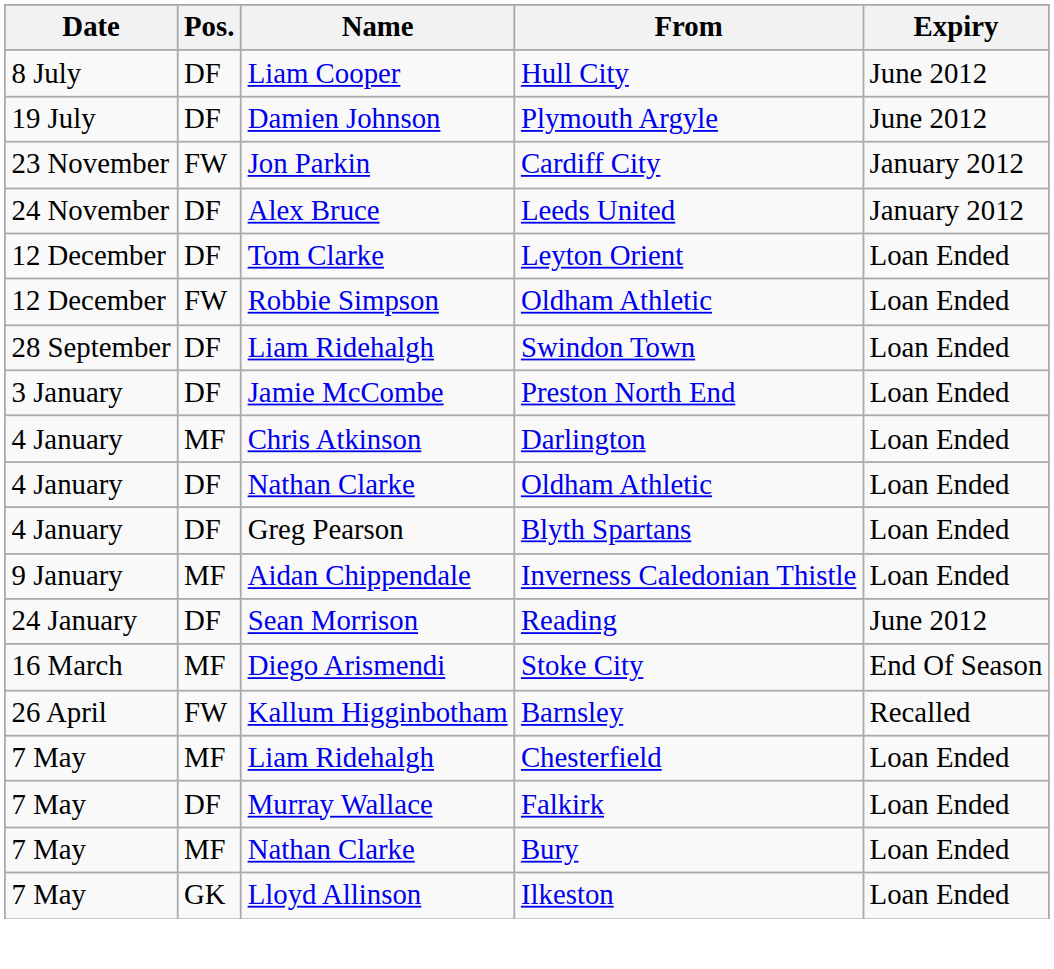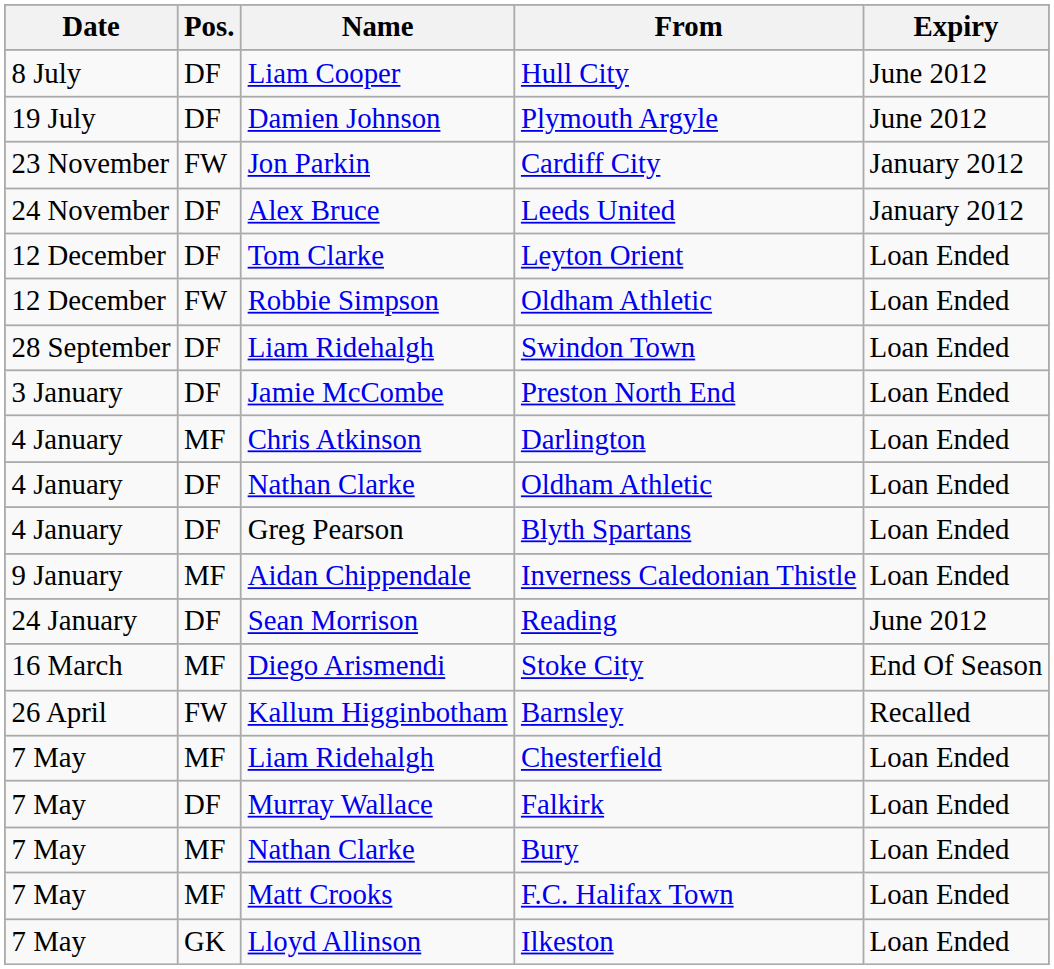+ row: (320, 895)
